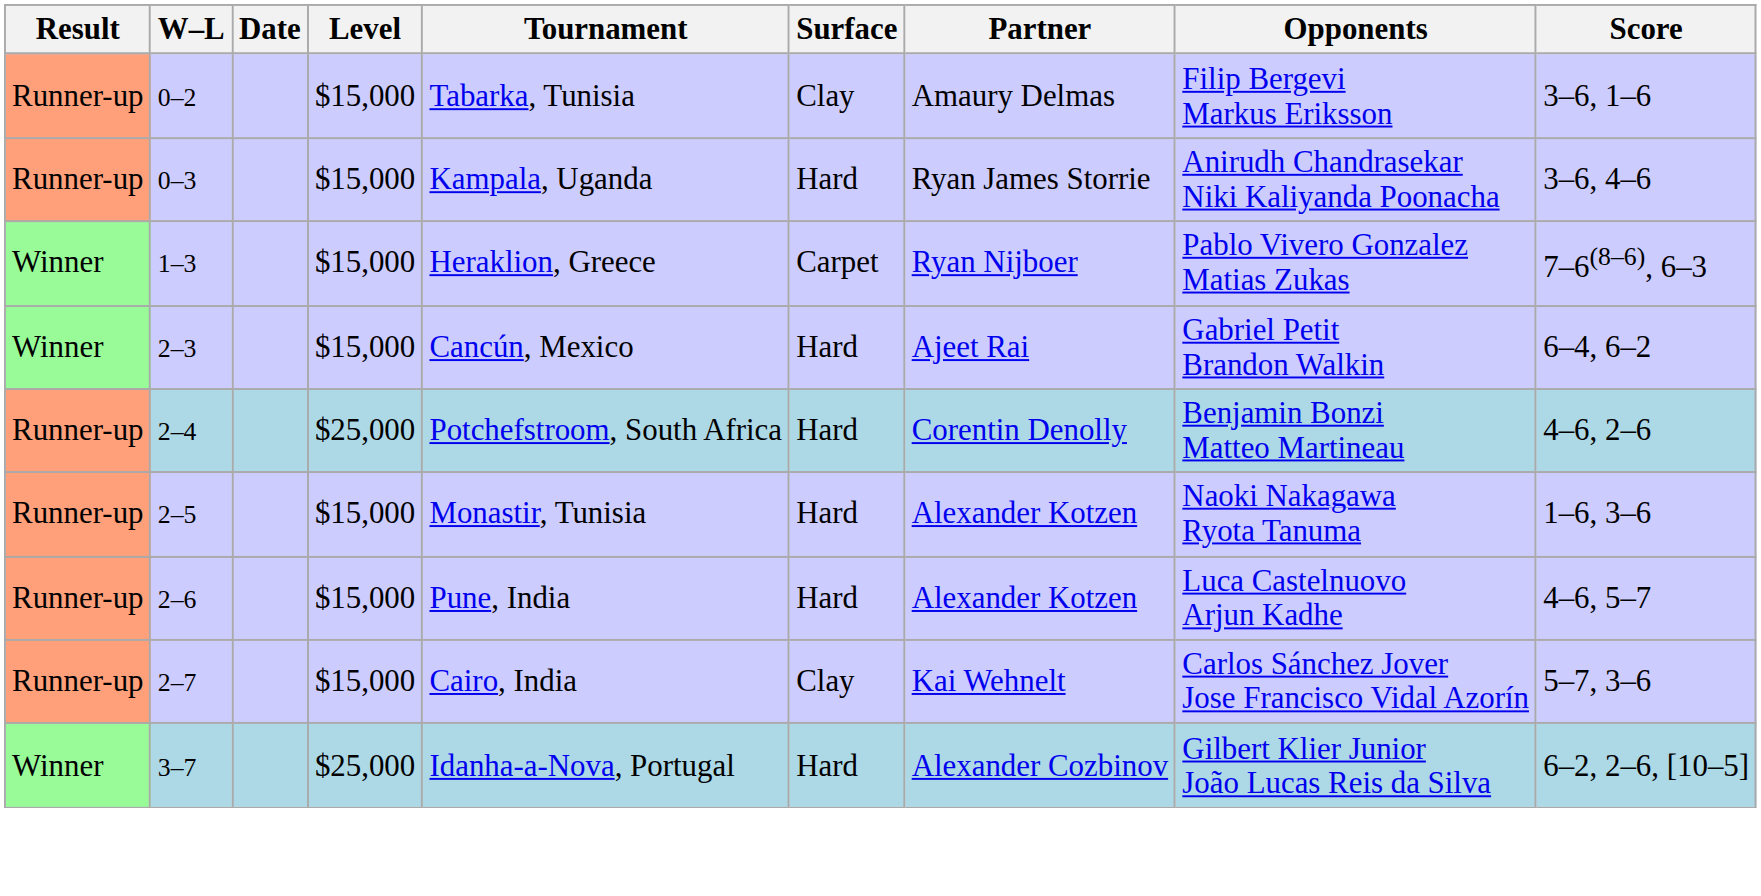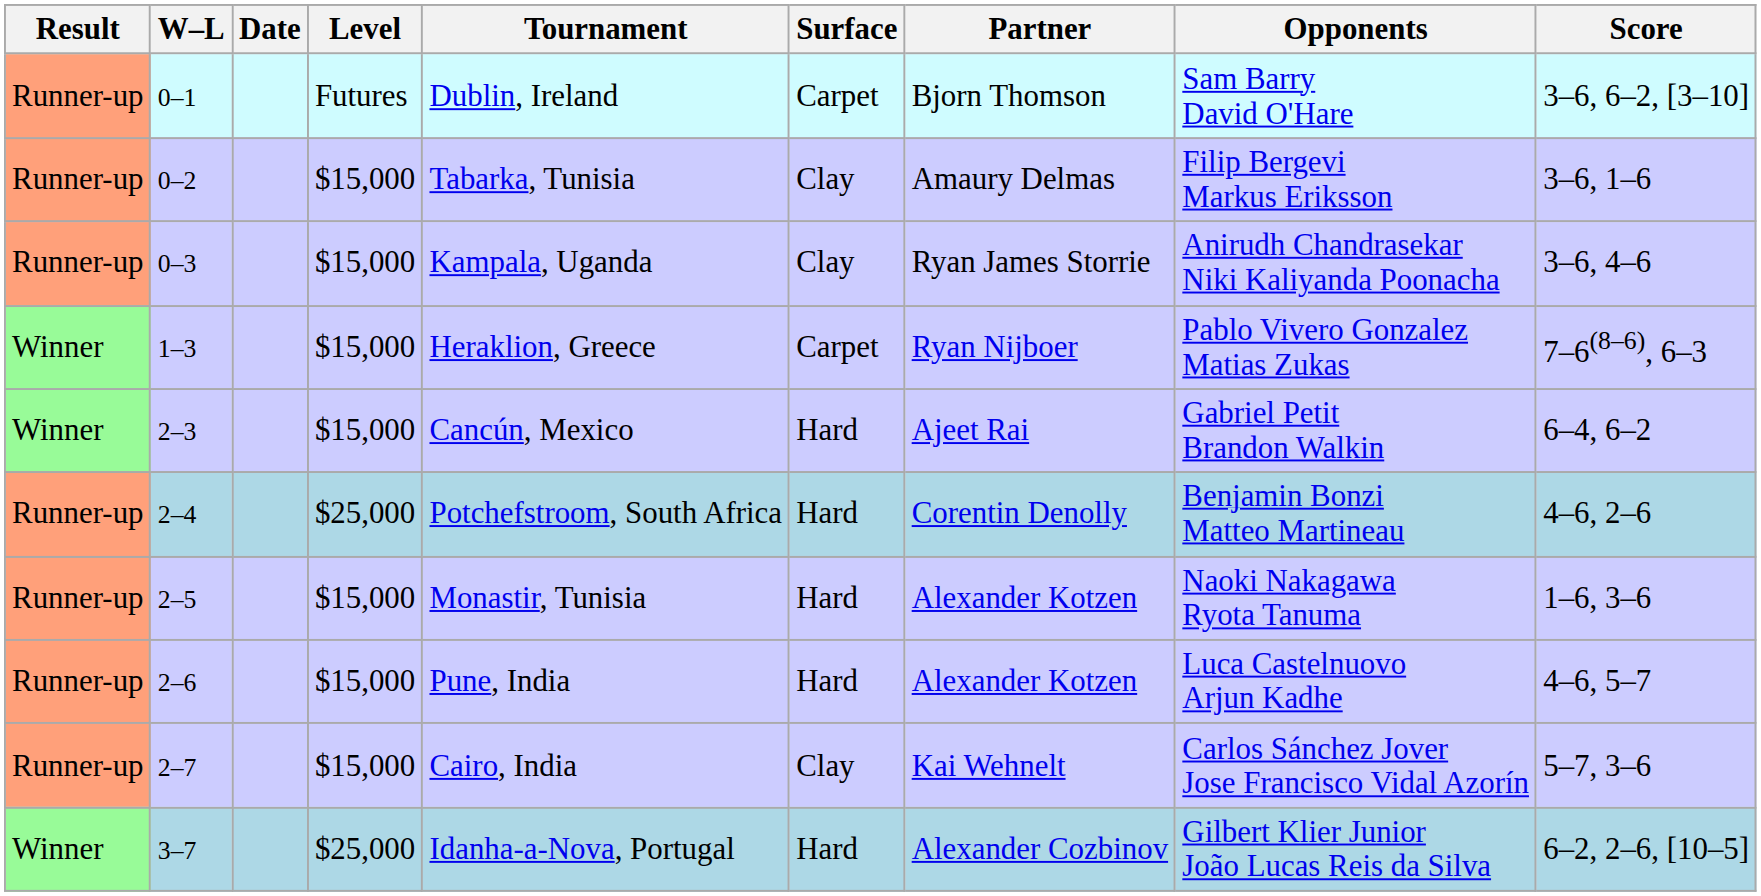+ row: (177, 97)
(827, 179) Hard -> (825, 262) Clay
